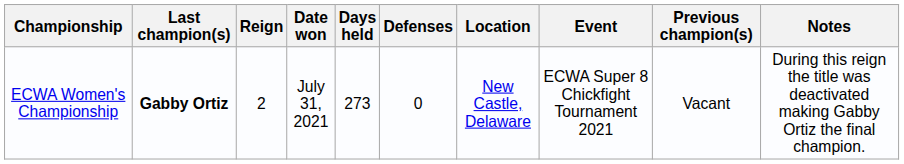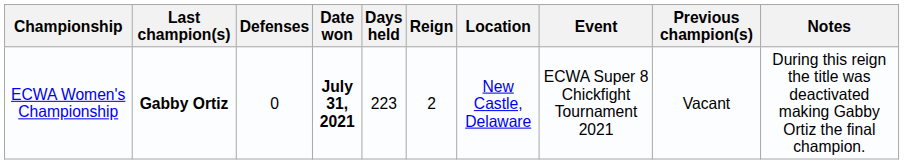columns swapped: (261, 26) <-> (418, 26)
(311, 103) normal -> (337, 103) bold
(357, 103) 273 -> (384, 103) 223
